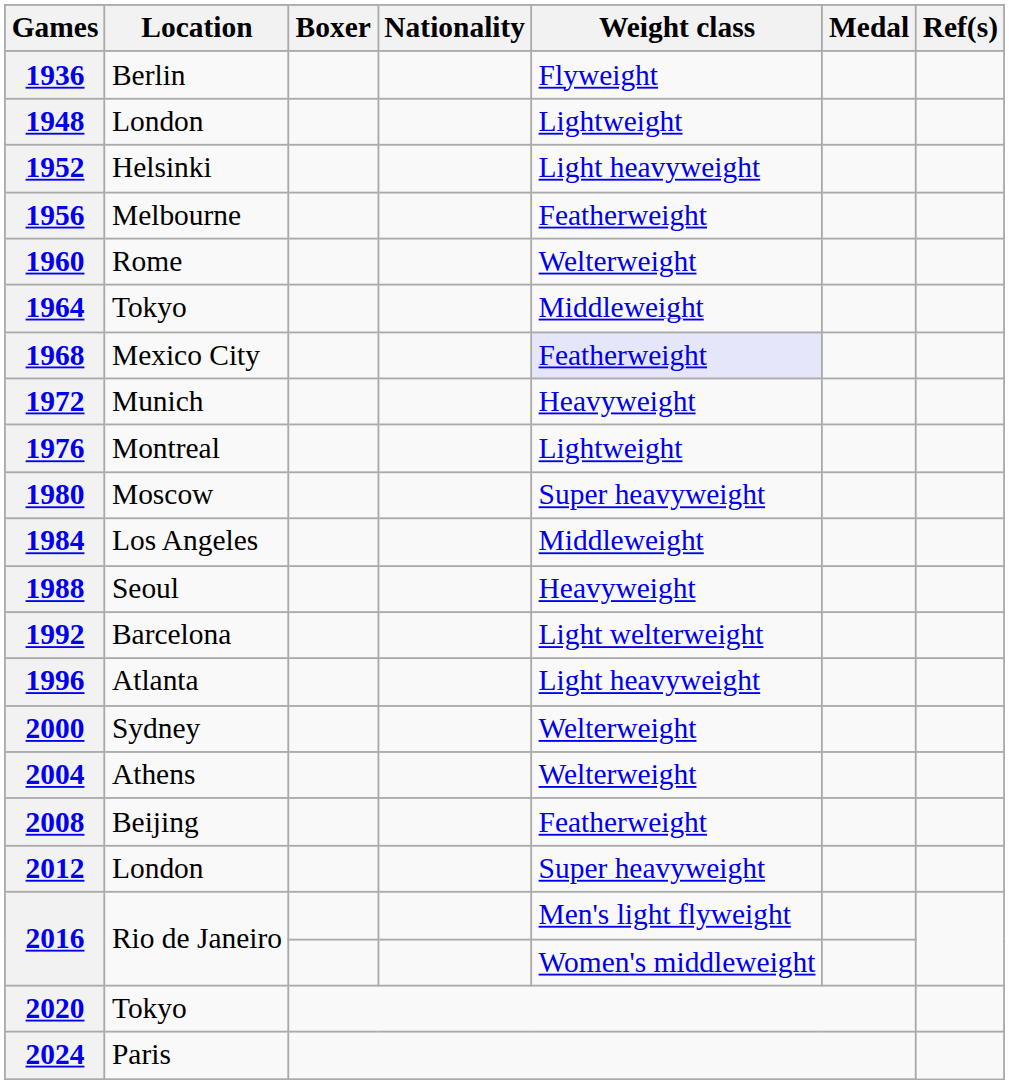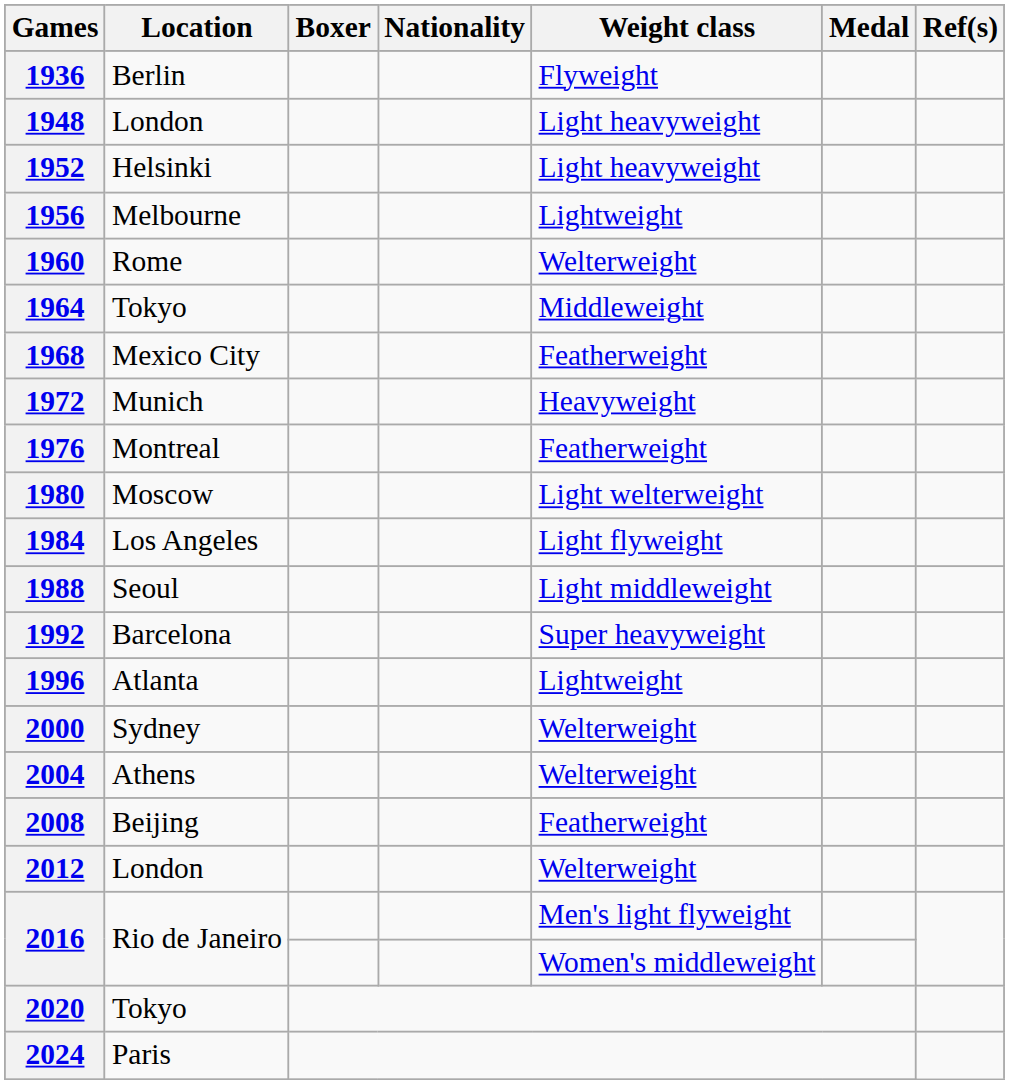(611, 121) Lightweight -> (649, 121) Light heavyweight
(623, 214) Featherweight -> (611, 214) Lightweight
(623, 354) lavender background -> (623, 354) no background
(611, 448) Lightweight -> (623, 448) Featherweight
(652, 494) Super heavyweight -> (651, 494) Light welterweight
(621, 541) Middleweight -> (631, 541) Light flyweight
(617, 588) Heavyweight -> (655, 588) Light middleweight
(651, 634) Light welterweight -> (652, 634) Super heavyweight
(649, 681) Light heavyweight -> (611, 681) Lightweight
(652, 868) Super heavyweight -> (618, 868) Welterweight
